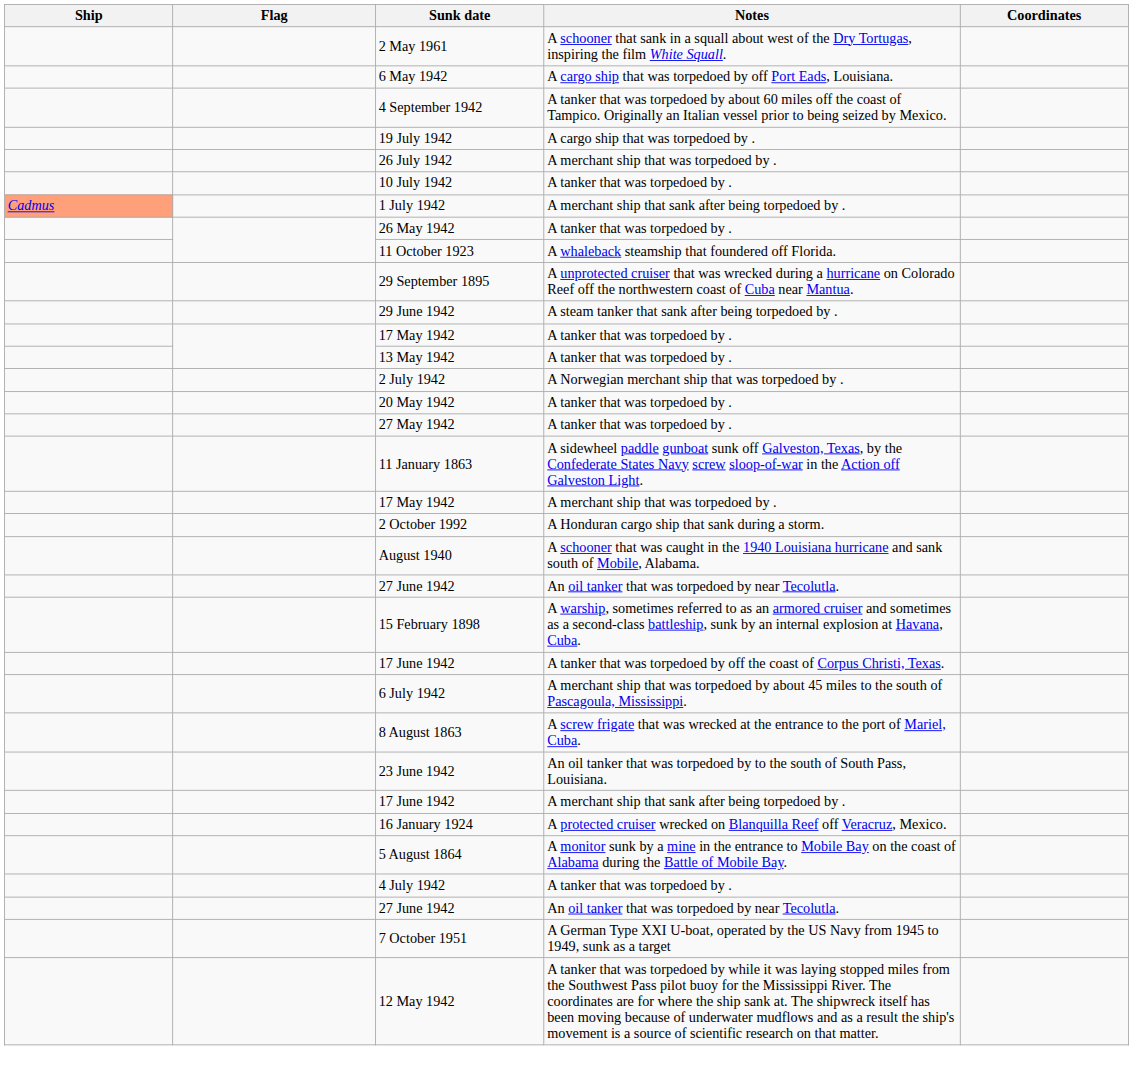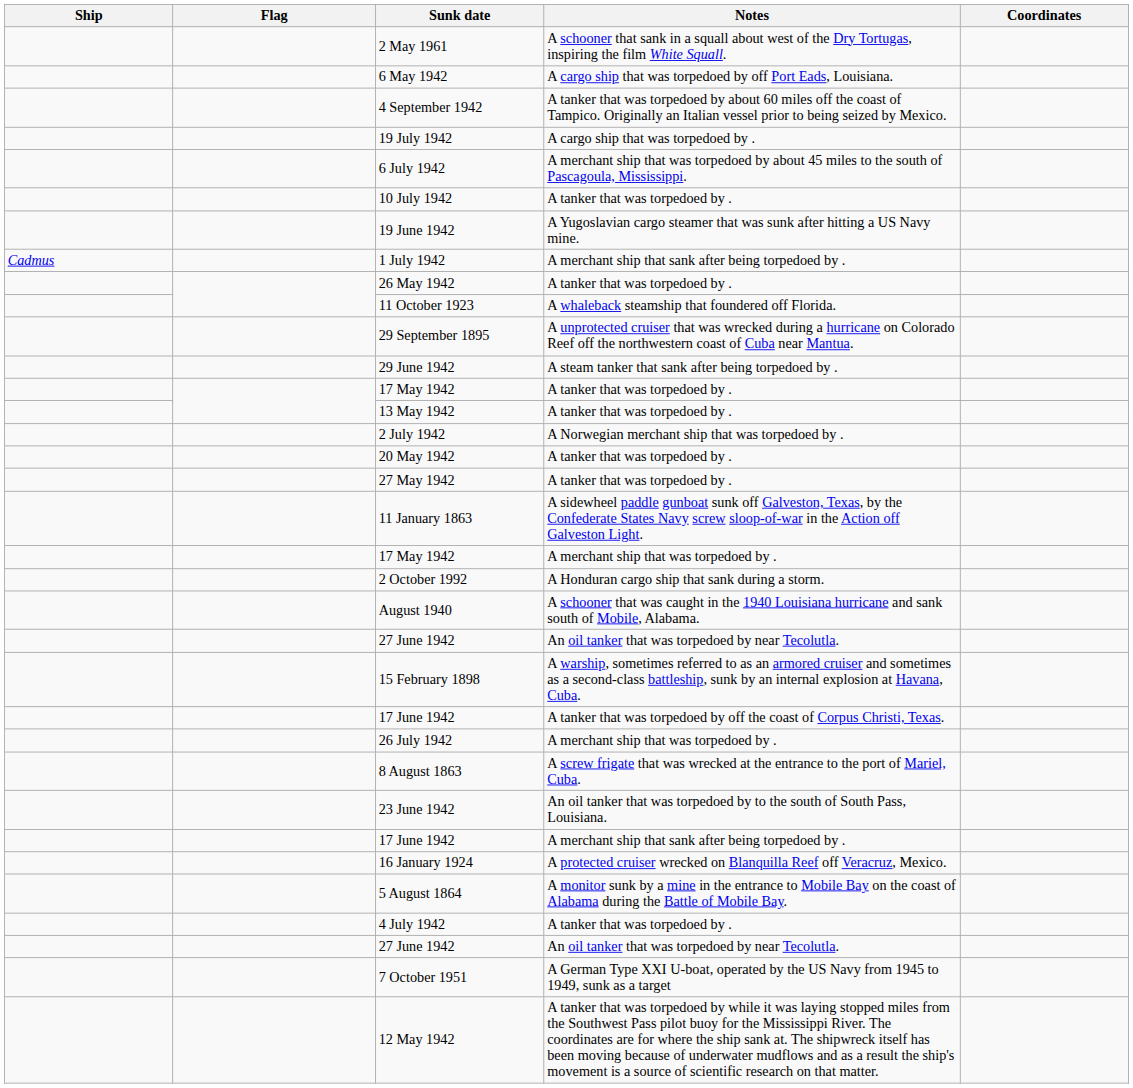rows swapped: (412, 693) <-> (415, 160)
+ row: (417, 229)
(31, 205) lightsalmon background -> (31, 260) no background
